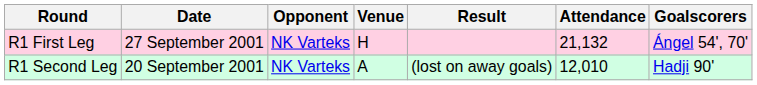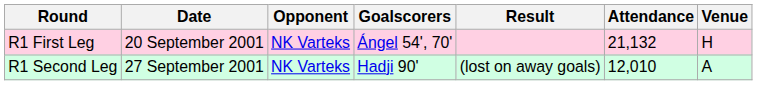columns swapped: (381, 17) <-> (701, 17)
(194, 42) 27 September 2001 -> (194, 42) 20 September 2001
(194, 67) 20 September 2001 -> (194, 67) 27 September 2001
